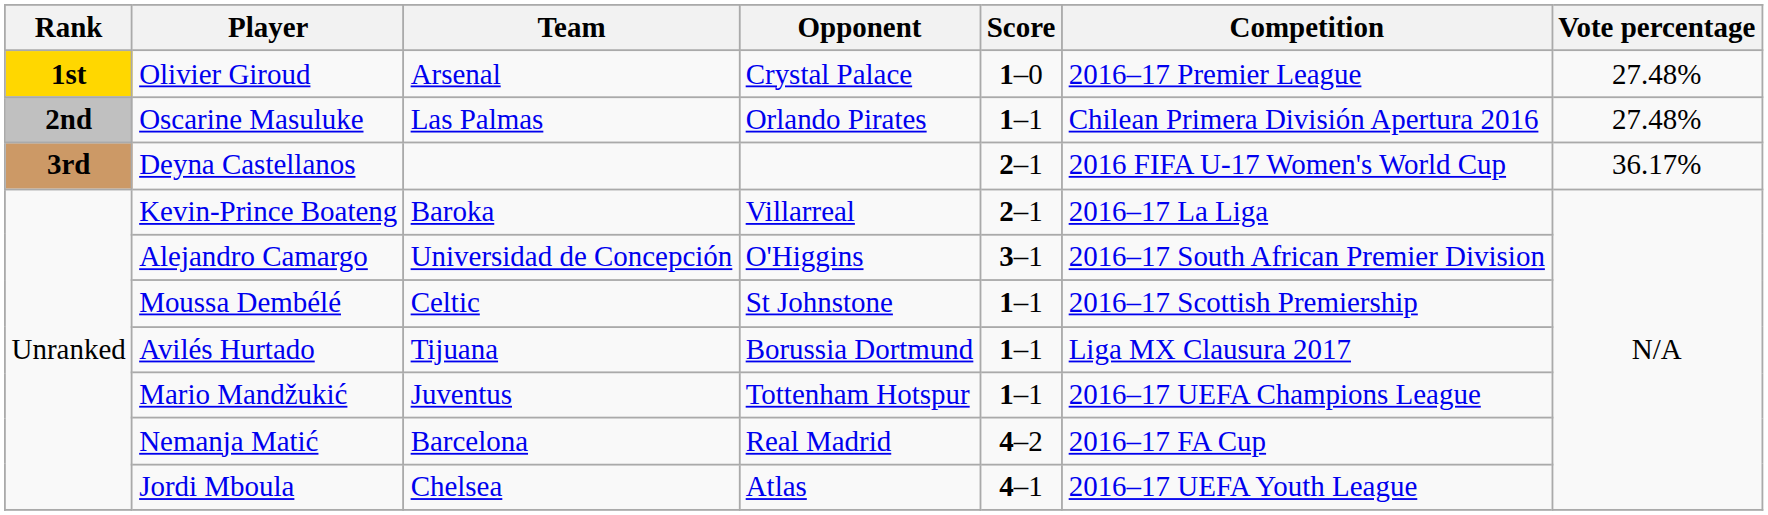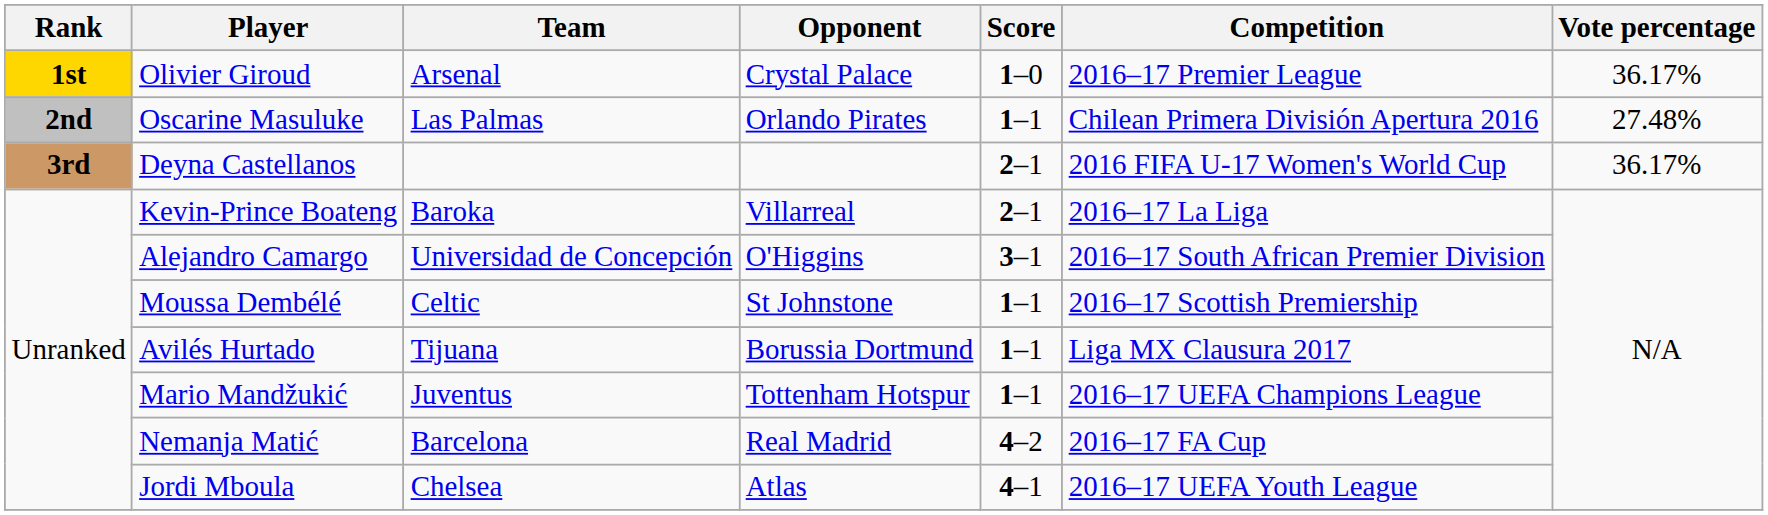(1657, 73) 27.48% -> (1657, 73) 36.17%
